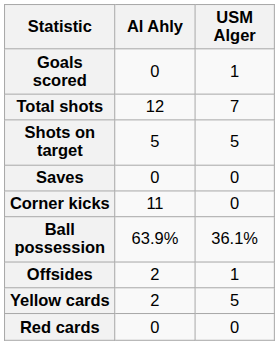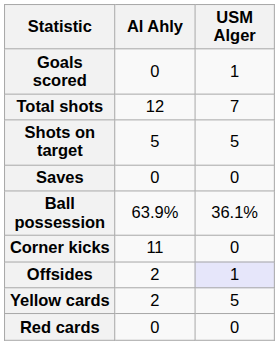rows swapped: (60, 239) <-> (60, 203)
(235, 274) no background -> (235, 274) lavender background
